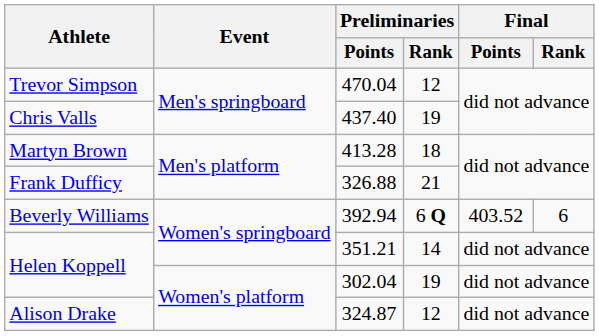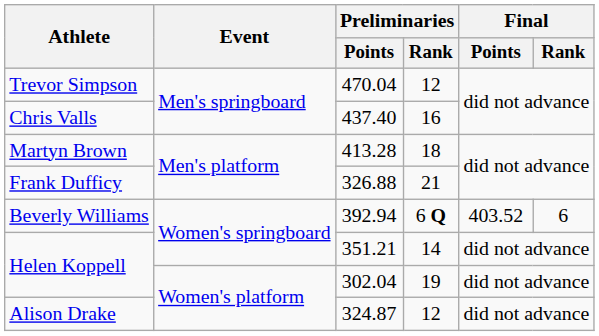(431, 117) 19 -> (431, 117) 16
